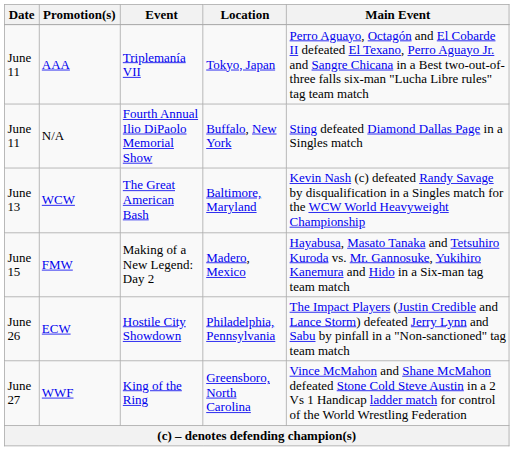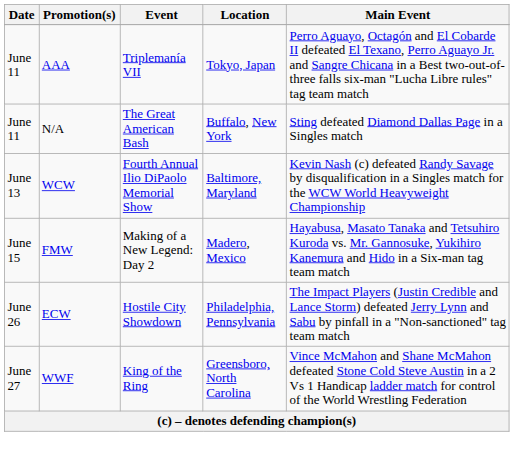(160, 136) Fourth Annual Ilio DiPaolo Memorial Show -> (149, 128) The Great American Bash
(149, 200) The Great American Bash -> (160, 185) Fourth Annual Ilio DiPaolo Memorial Show
